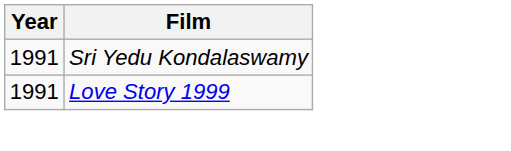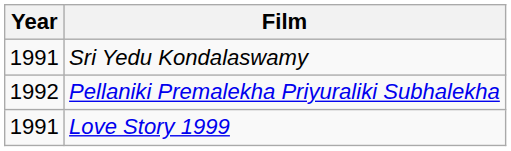+ row: (284, 92)
